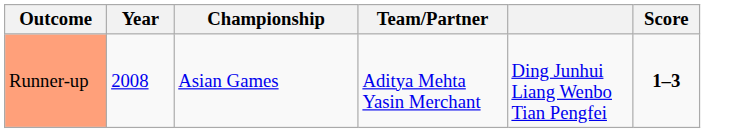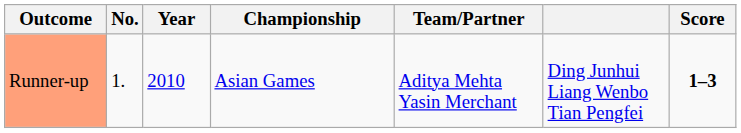+ column: (125, 19)
(130, 80) 2008 -> (166, 80) 2010
